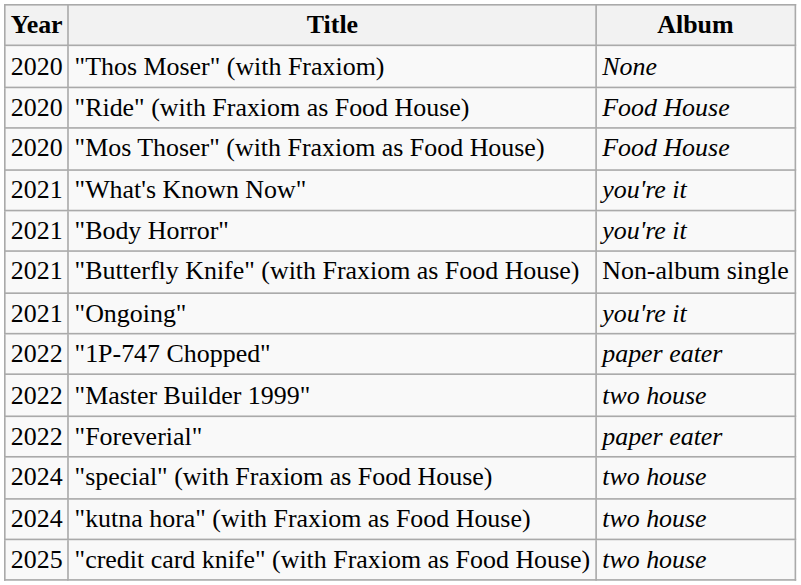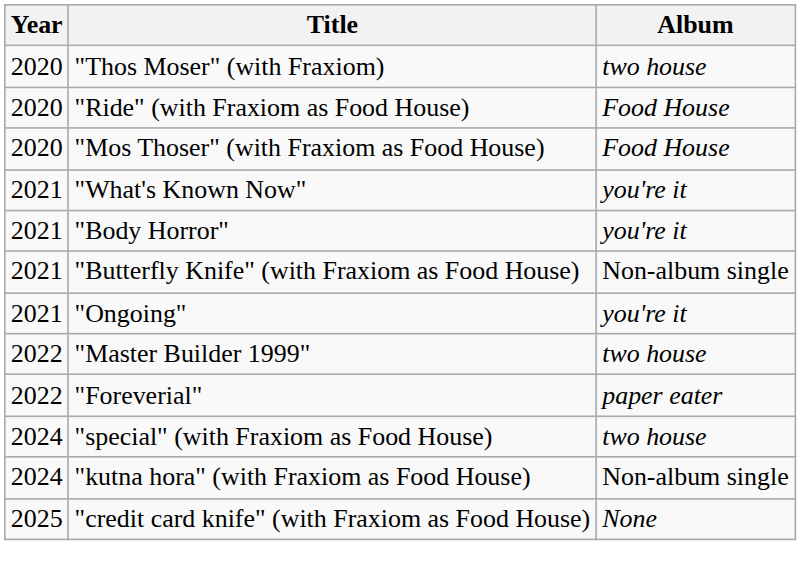(630, 66) None -> (654, 66) two house
- row: (173, 353)
(654, 518) two house -> (695, 477) Non-album single
(654, 559) two house -> (630, 518) None
